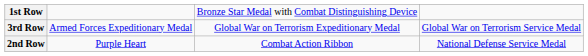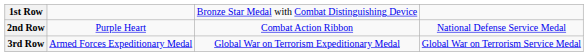rows swapped: (26, 43) <-> (26, 28)
